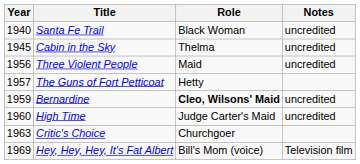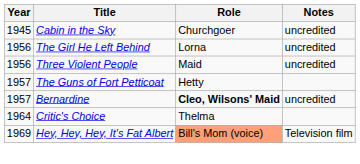- row: (70, 30)
(196, 47) Thelma -> (207, 30) Churchgoer
+ row: (93, 47)
(19, 99) 1959 -> (19, 99) 1957
- row: (61, 116)
(19, 133) 1963 -> (19, 116) 1964
(207, 133) Churchgoer -> (196, 116) Thelma
(221, 151) no background -> (221, 133) lightsalmon background
